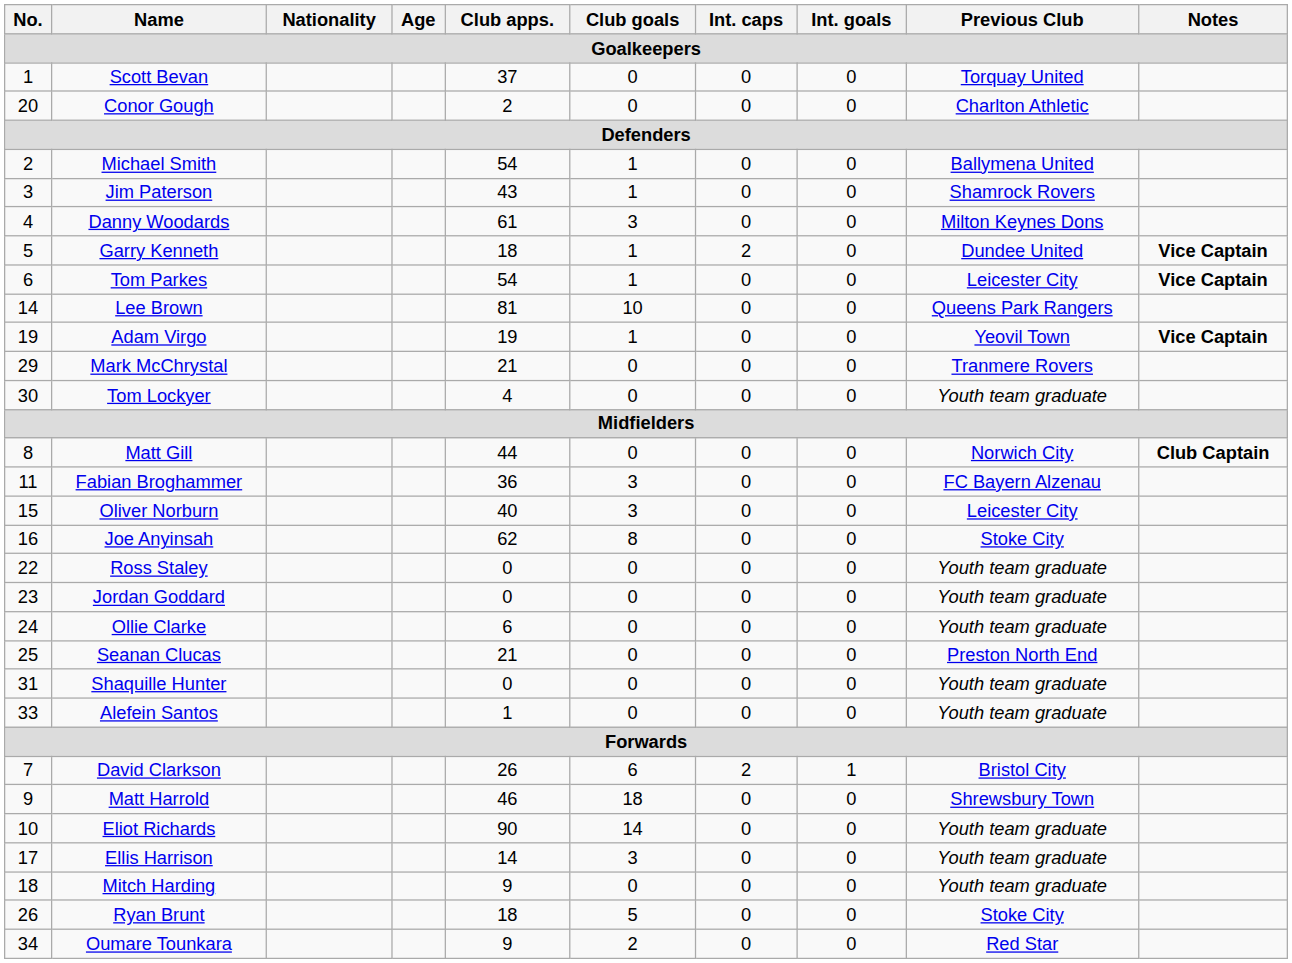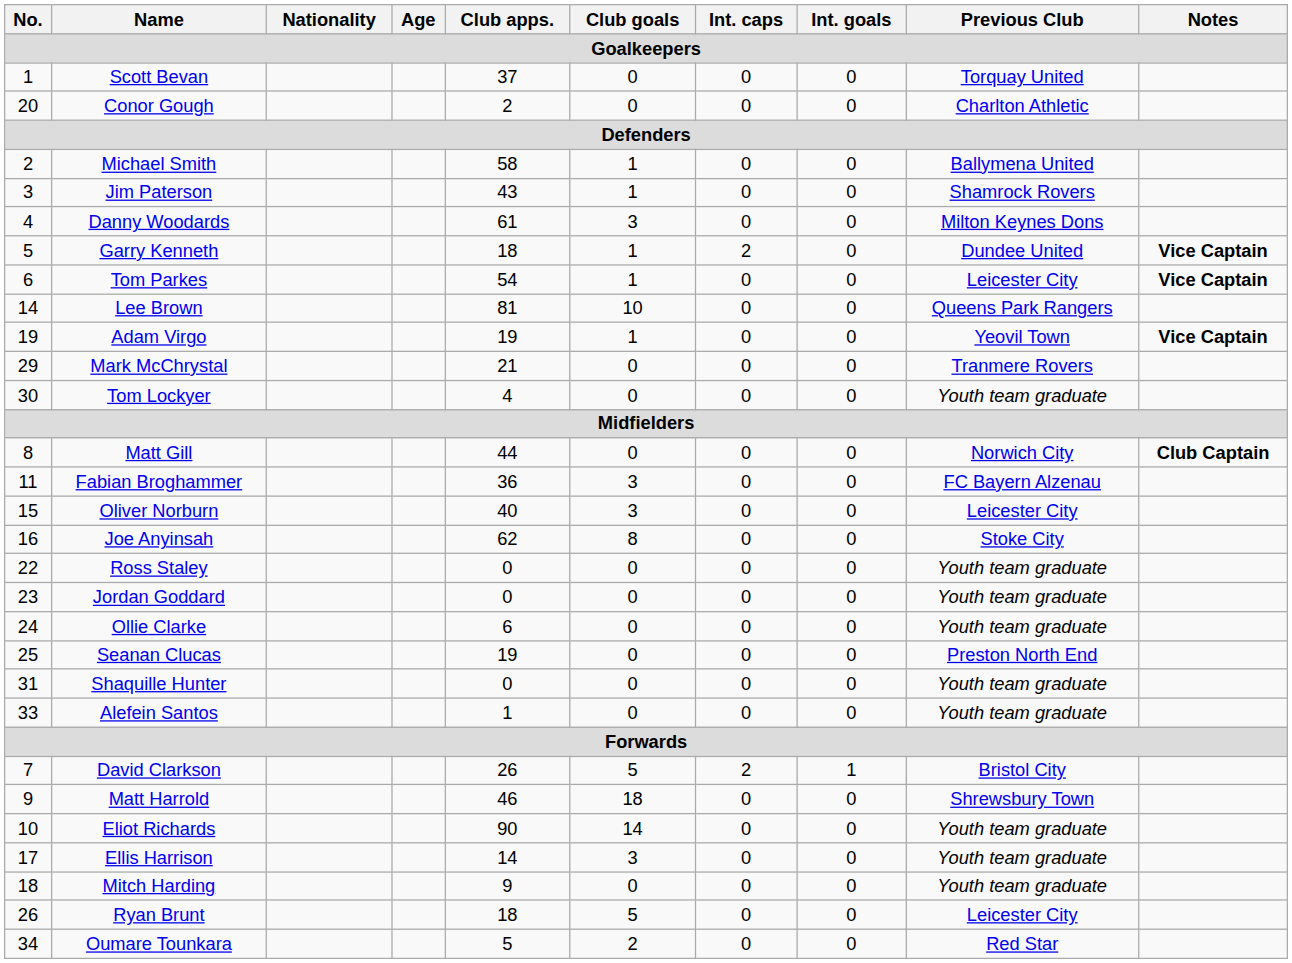(507, 164) 54 -> (507, 164) 58
(507, 655) 21 -> (507, 655) 19
(633, 771) 6 -> (633, 771) 5
(1022, 915) Stoke City -> (1022, 915) Leicester City
(507, 944) 9 -> (507, 944) 5
